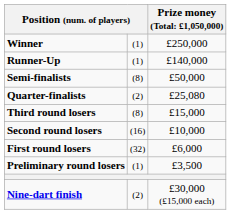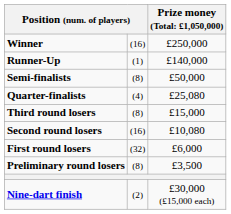(138, 43) (1) -> (138, 43) (16)
(138, 96) (2) -> (138, 96) (4)
(187, 130) £10,000 -> (187, 130) £10,080
(138, 166) (1) -> (138, 166) (8)
